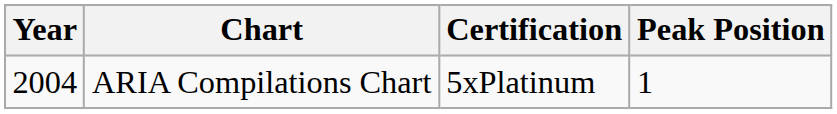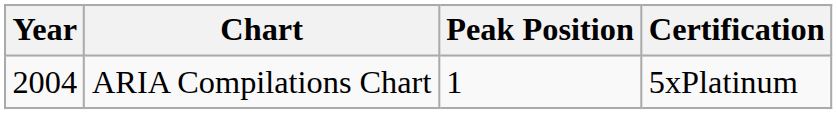columns swapped: (731, 30) <-> (534, 30)
